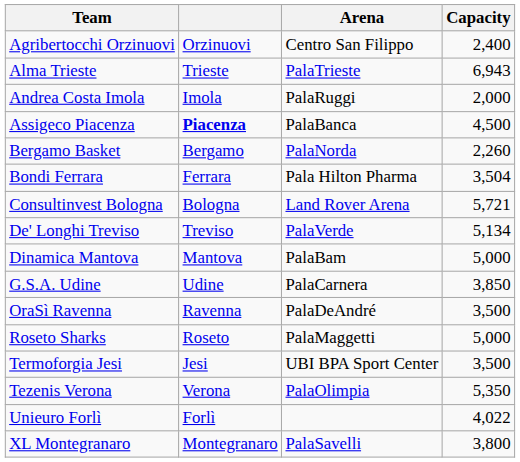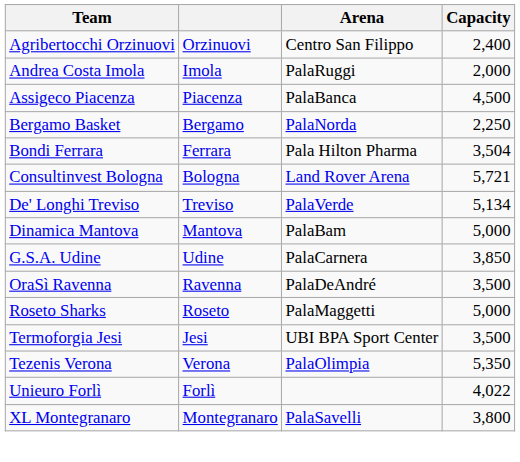- row: (53, 71)
(214, 124) bold -> (212, 97) normal
(492, 151) 2,260 -> (492, 124) 2,250
